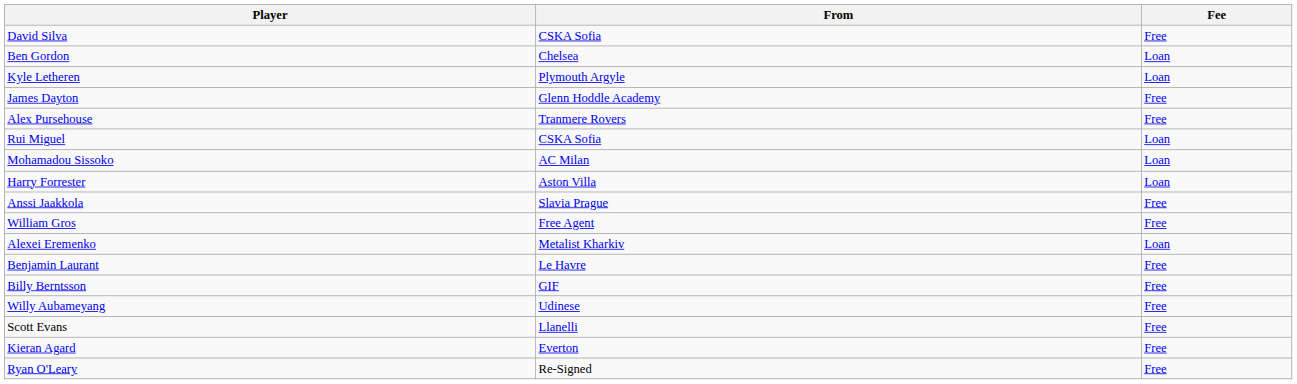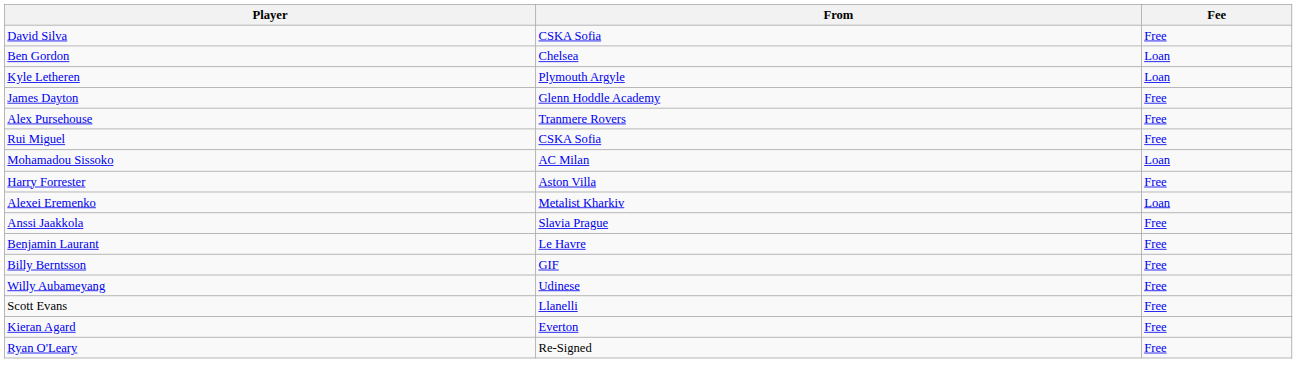(1157, 139) Loan -> (1155, 139) Free
(1157, 181) Loan -> (1155, 181) Free
rows swapped: (52, 243) <-> (45, 202)
- row: (42, 223)
